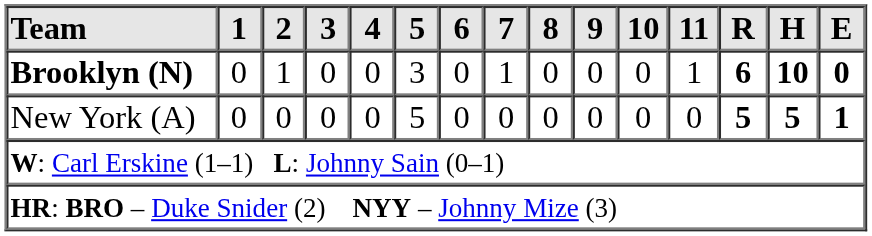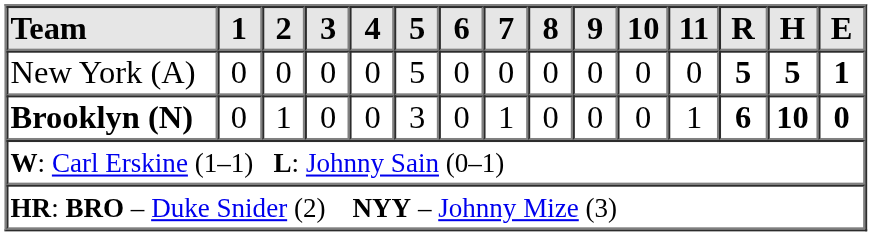rows swapped: (102, 72) <-> (103, 117)
